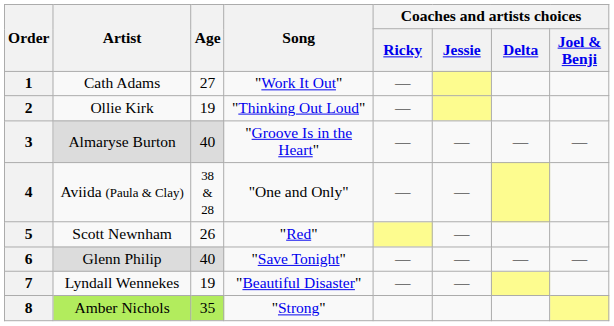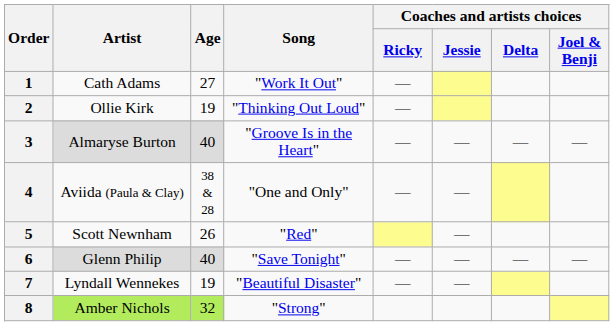(208, 308) 35 -> (208, 308) 32
